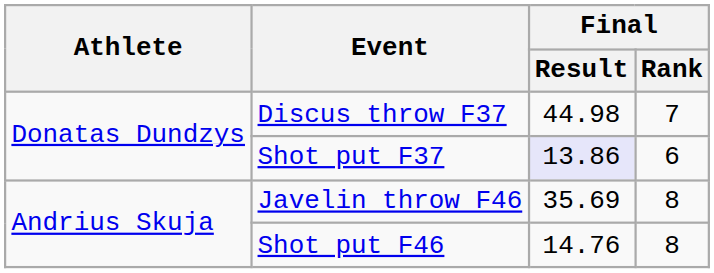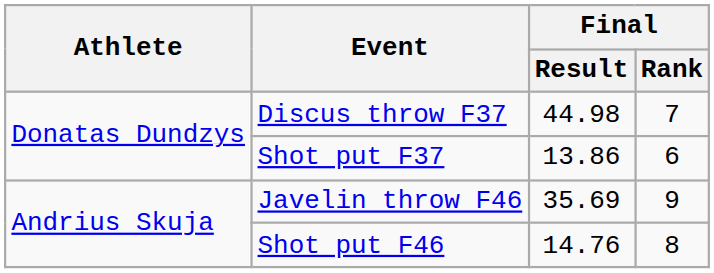(581, 158) lavender background -> (581, 158) no background
(672, 201) 8 -> (672, 201) 9
